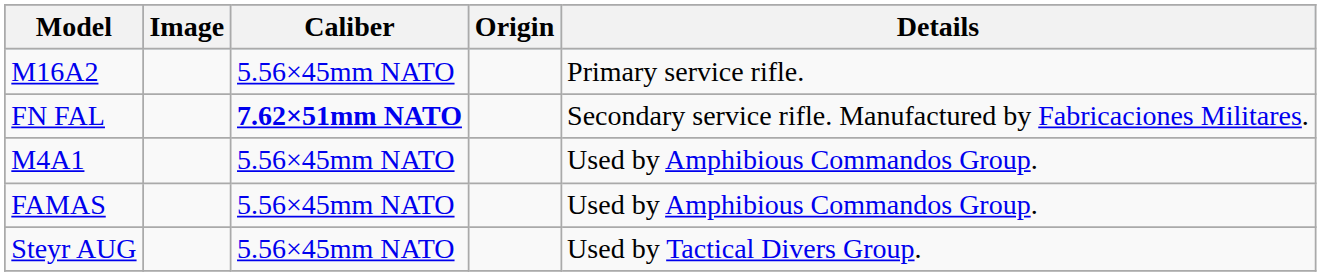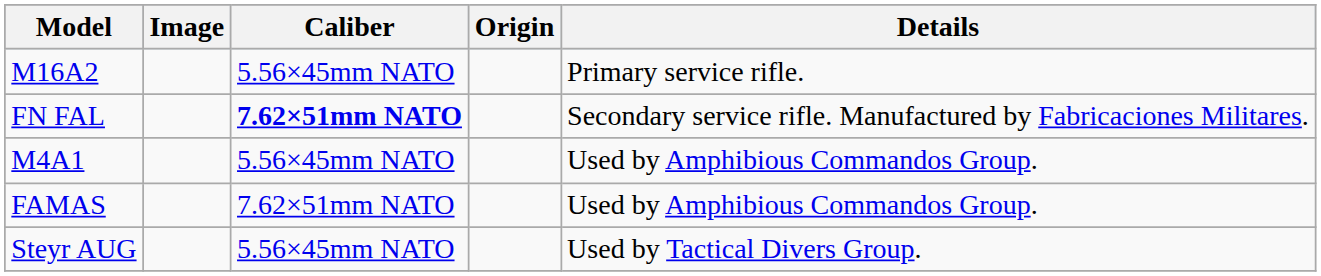(346, 204) 5.56×45mm NATO -> (346, 204) 7.62×51mm NATO
